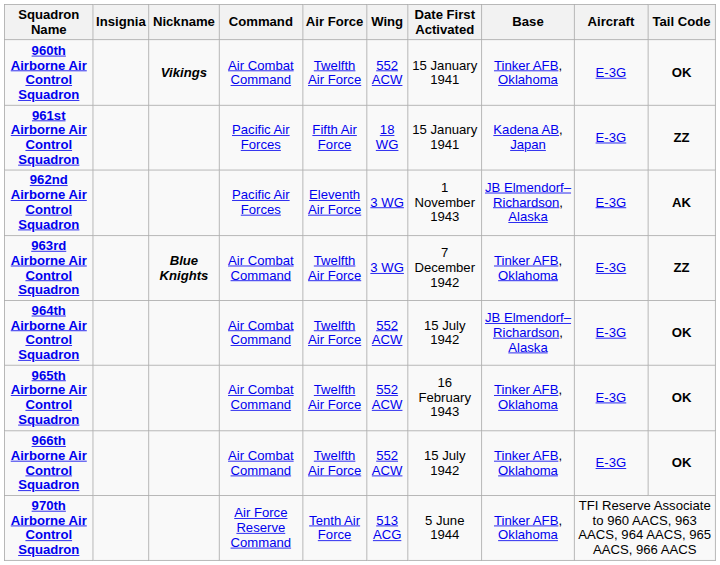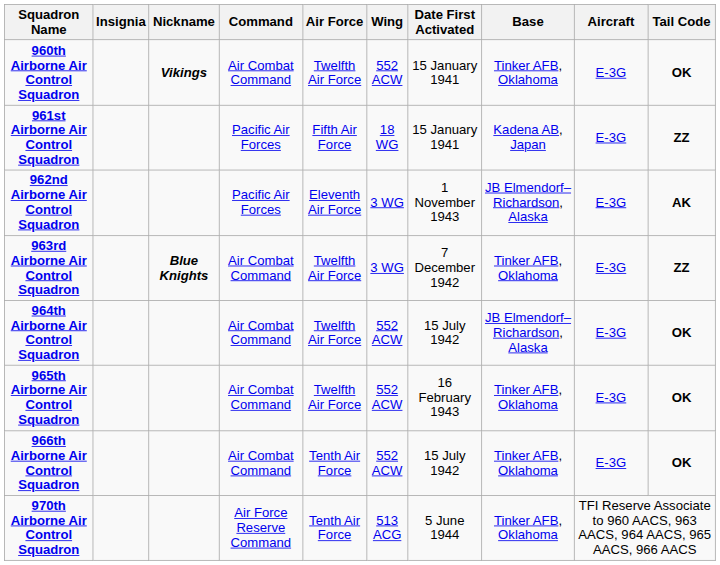(335, 463) Twelfth Air Force -> (335, 463) Tenth Air Force
